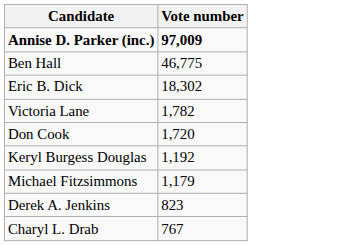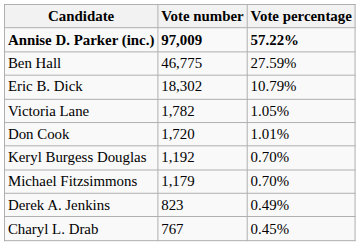+ column: (301, 16)
